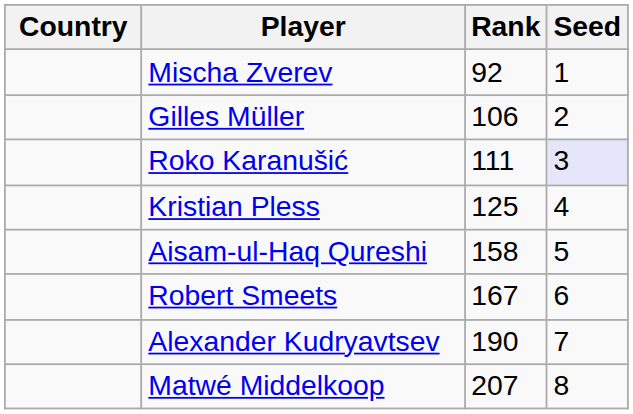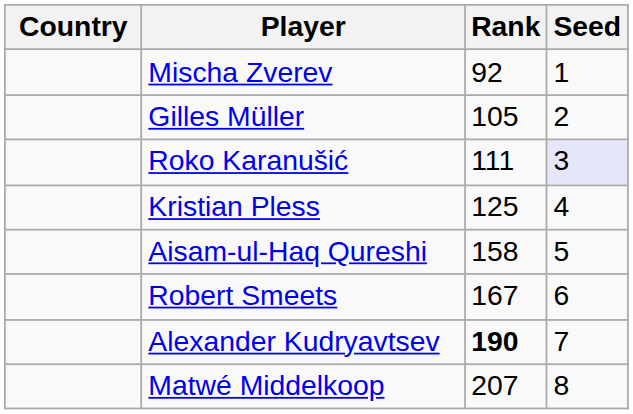(495, 116) 106 -> (495, 116) 105
(495, 341) normal -> (495, 341) bold
